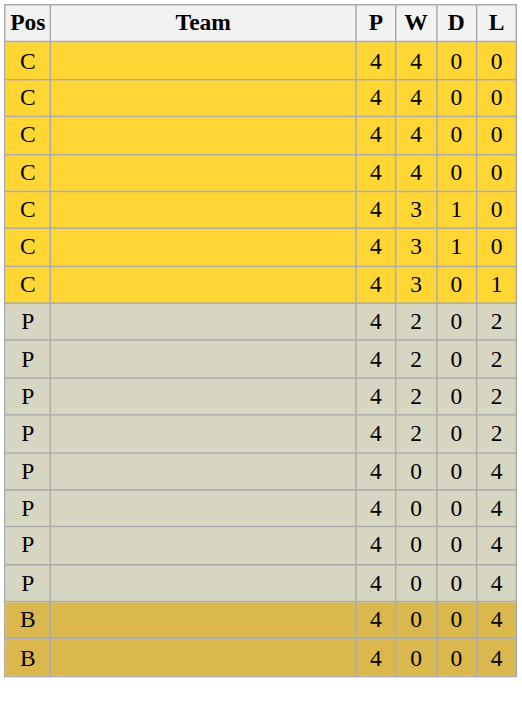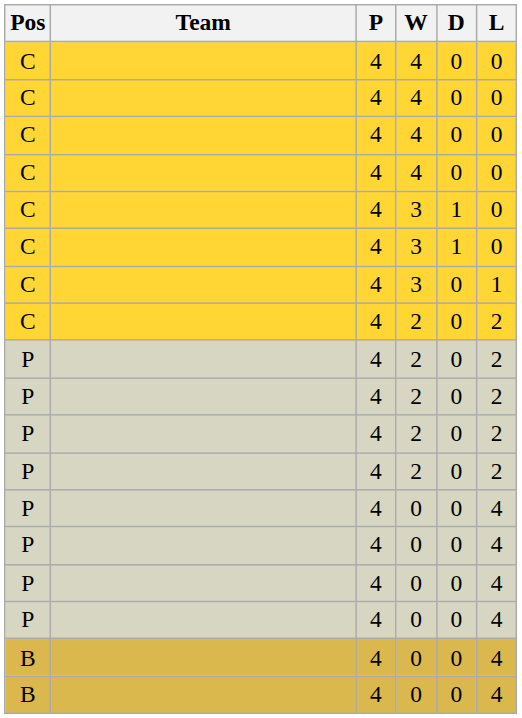+ row: (28, 321)
